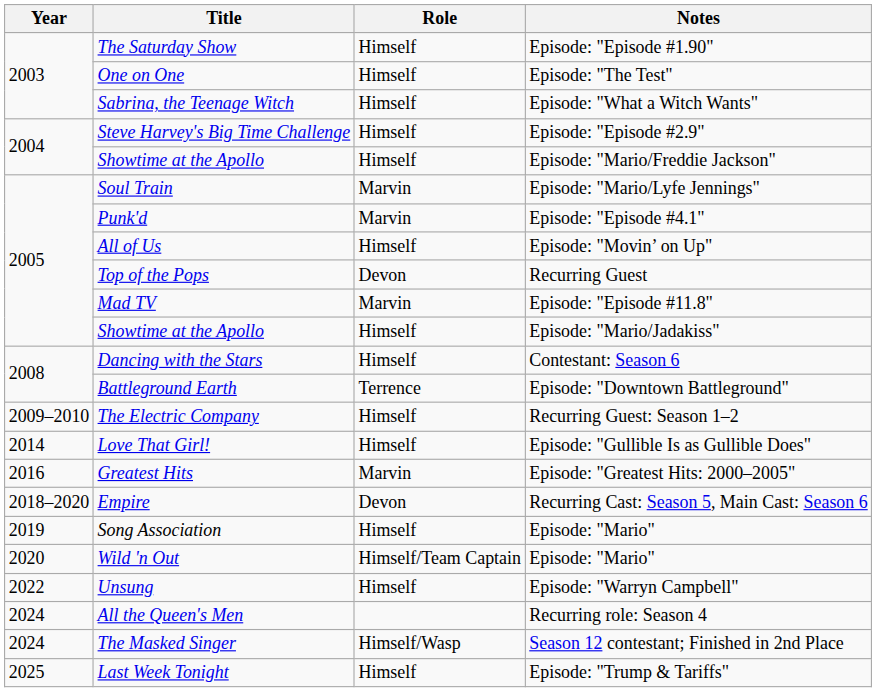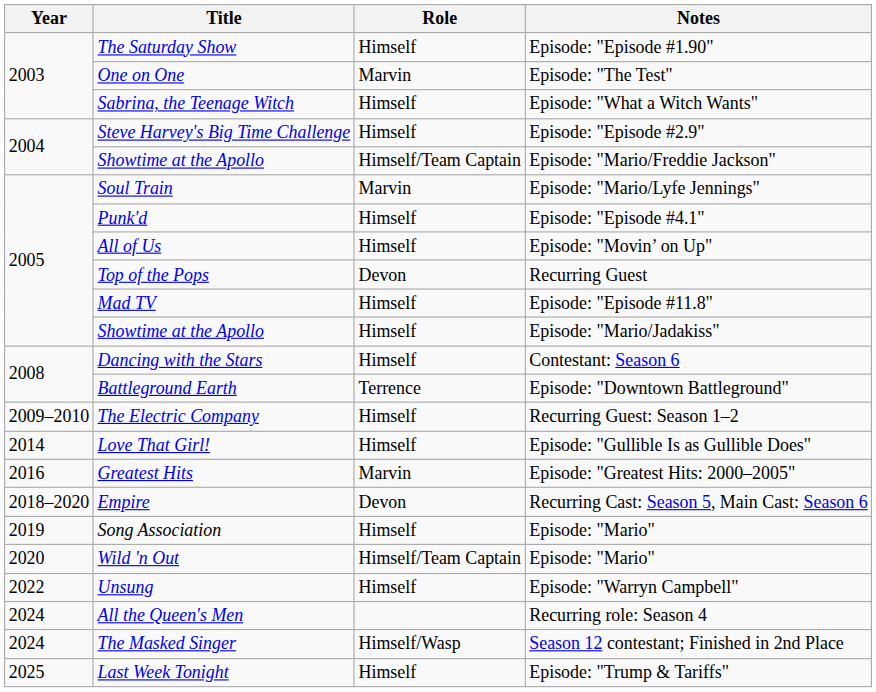(387, 75) Himself -> (385, 75) Marvin
(387, 160) Himself -> (440, 160) Himself/Team Captain
(385, 217) Marvin -> (387, 217) Himself
(385, 302) Marvin -> (387, 302) Himself
